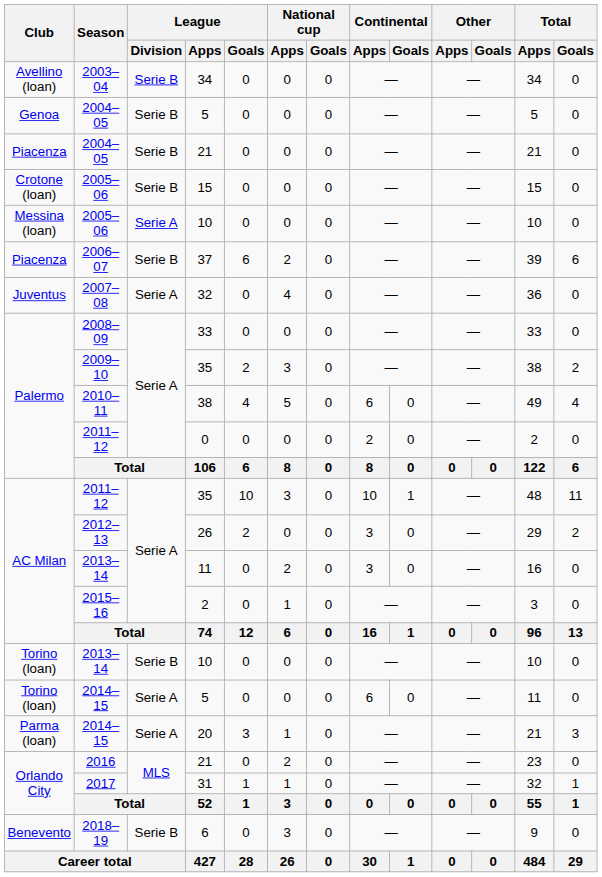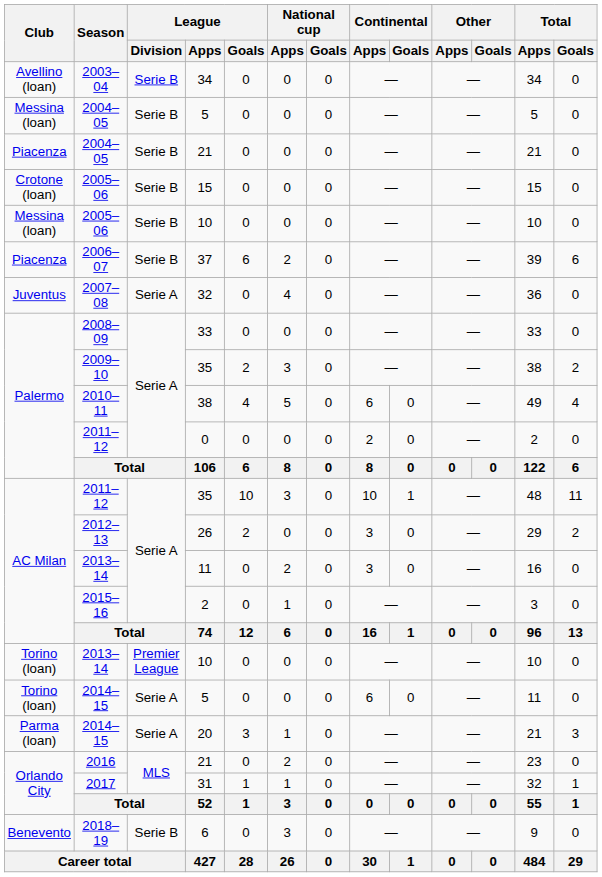(39, 115) Genoa -> (39, 115) Messina (loan)
(156, 223) Serie A -> (156, 223) Serie B
(156, 661) Serie B -> (156, 661) Premier League
